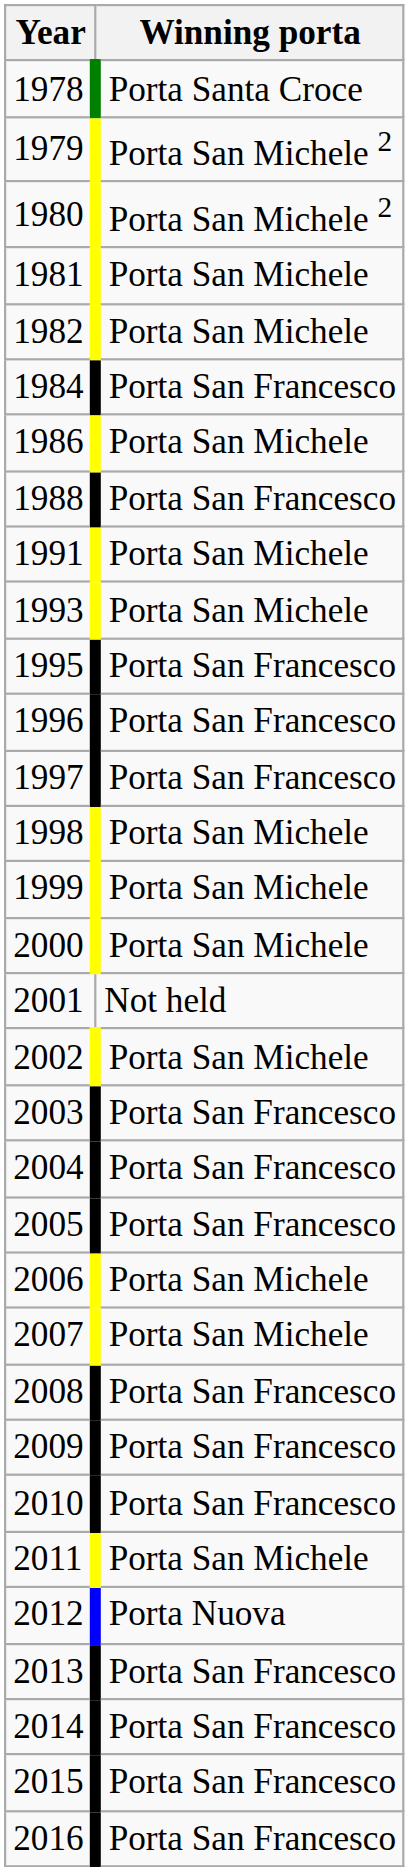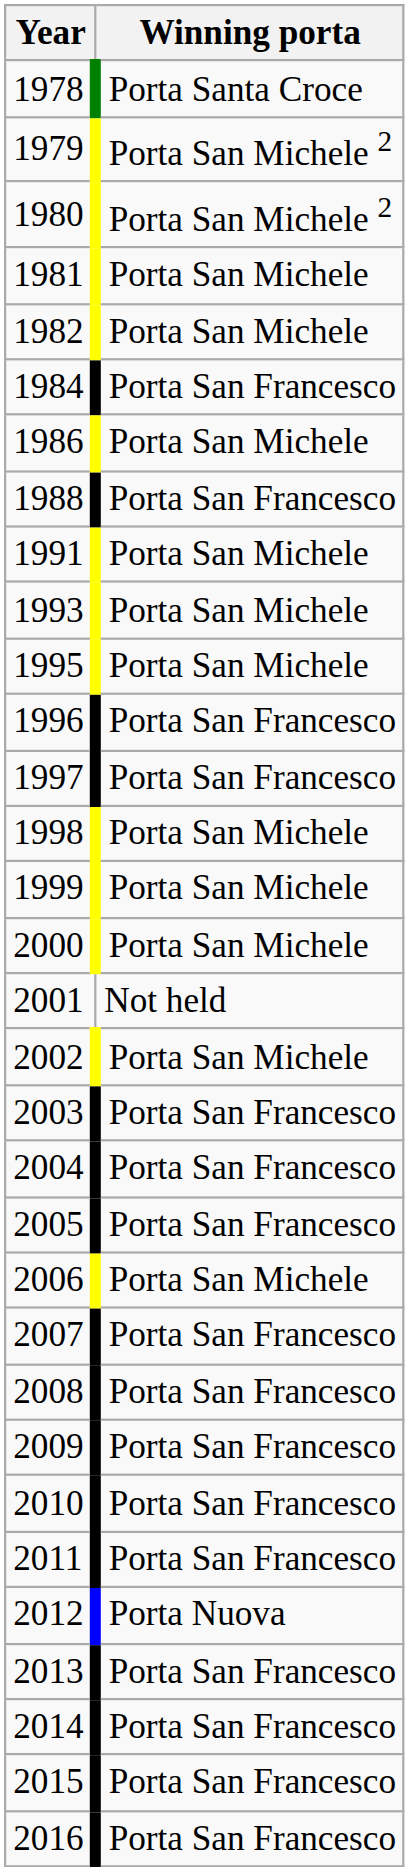(252, 665) Porta San Francesco -> (239, 665) Porta San Michele
(239, 1335) Porta San Michele -> (252, 1335) Porta San Francesco
(239, 1558) Porta San Michele -> (252, 1558) Porta San Francesco
